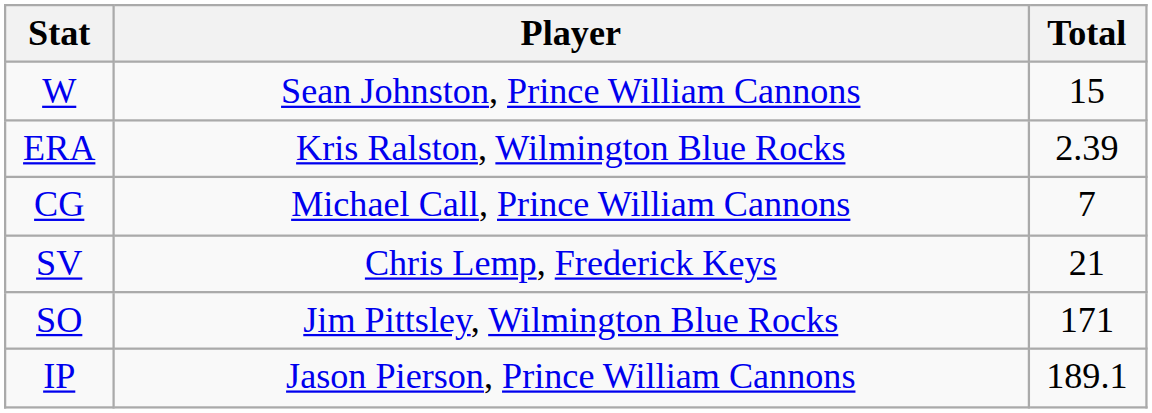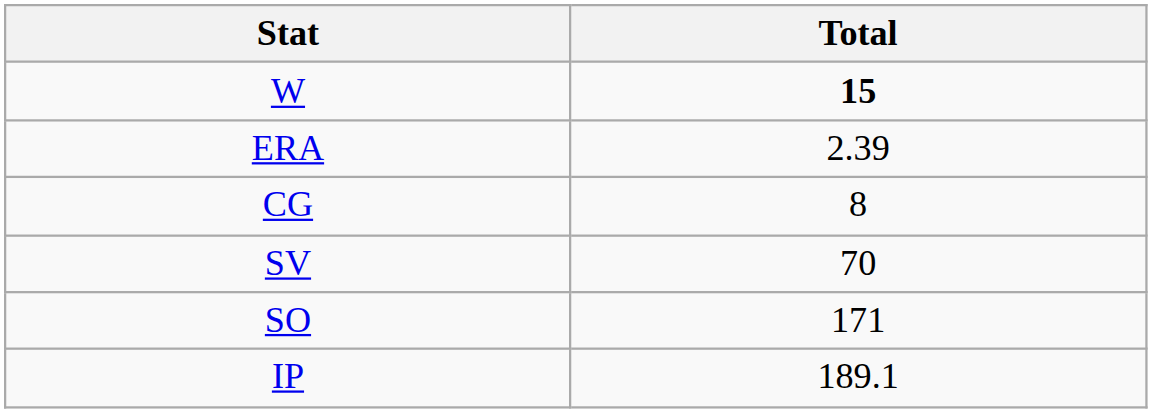- column: (571, 33)
(1087, 90) normal -> (858, 90) bold
(1087, 205) 7 -> (858, 205) 8
(1087, 262) 21 -> (858, 262) 70
